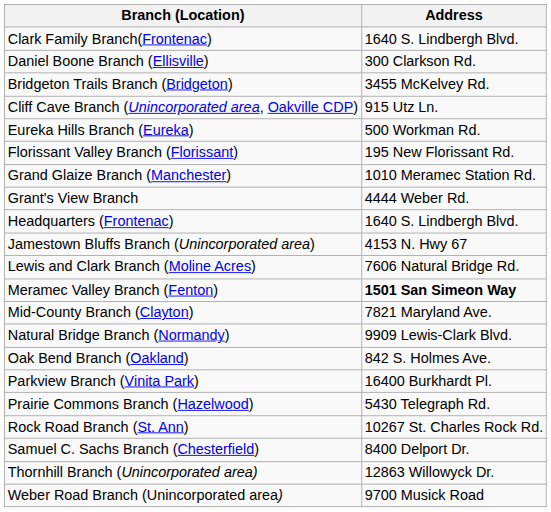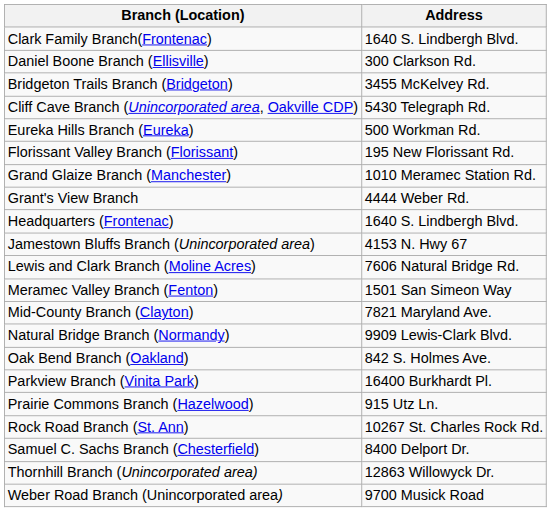(402, 107) 915 Utz Ln. -> (427, 107) 5430 Telegraph Rd.
(440, 289) bold -> (438, 289) normal
(427, 404) 5430 Telegraph Rd. -> (402, 404) 915 Utz Ln.
